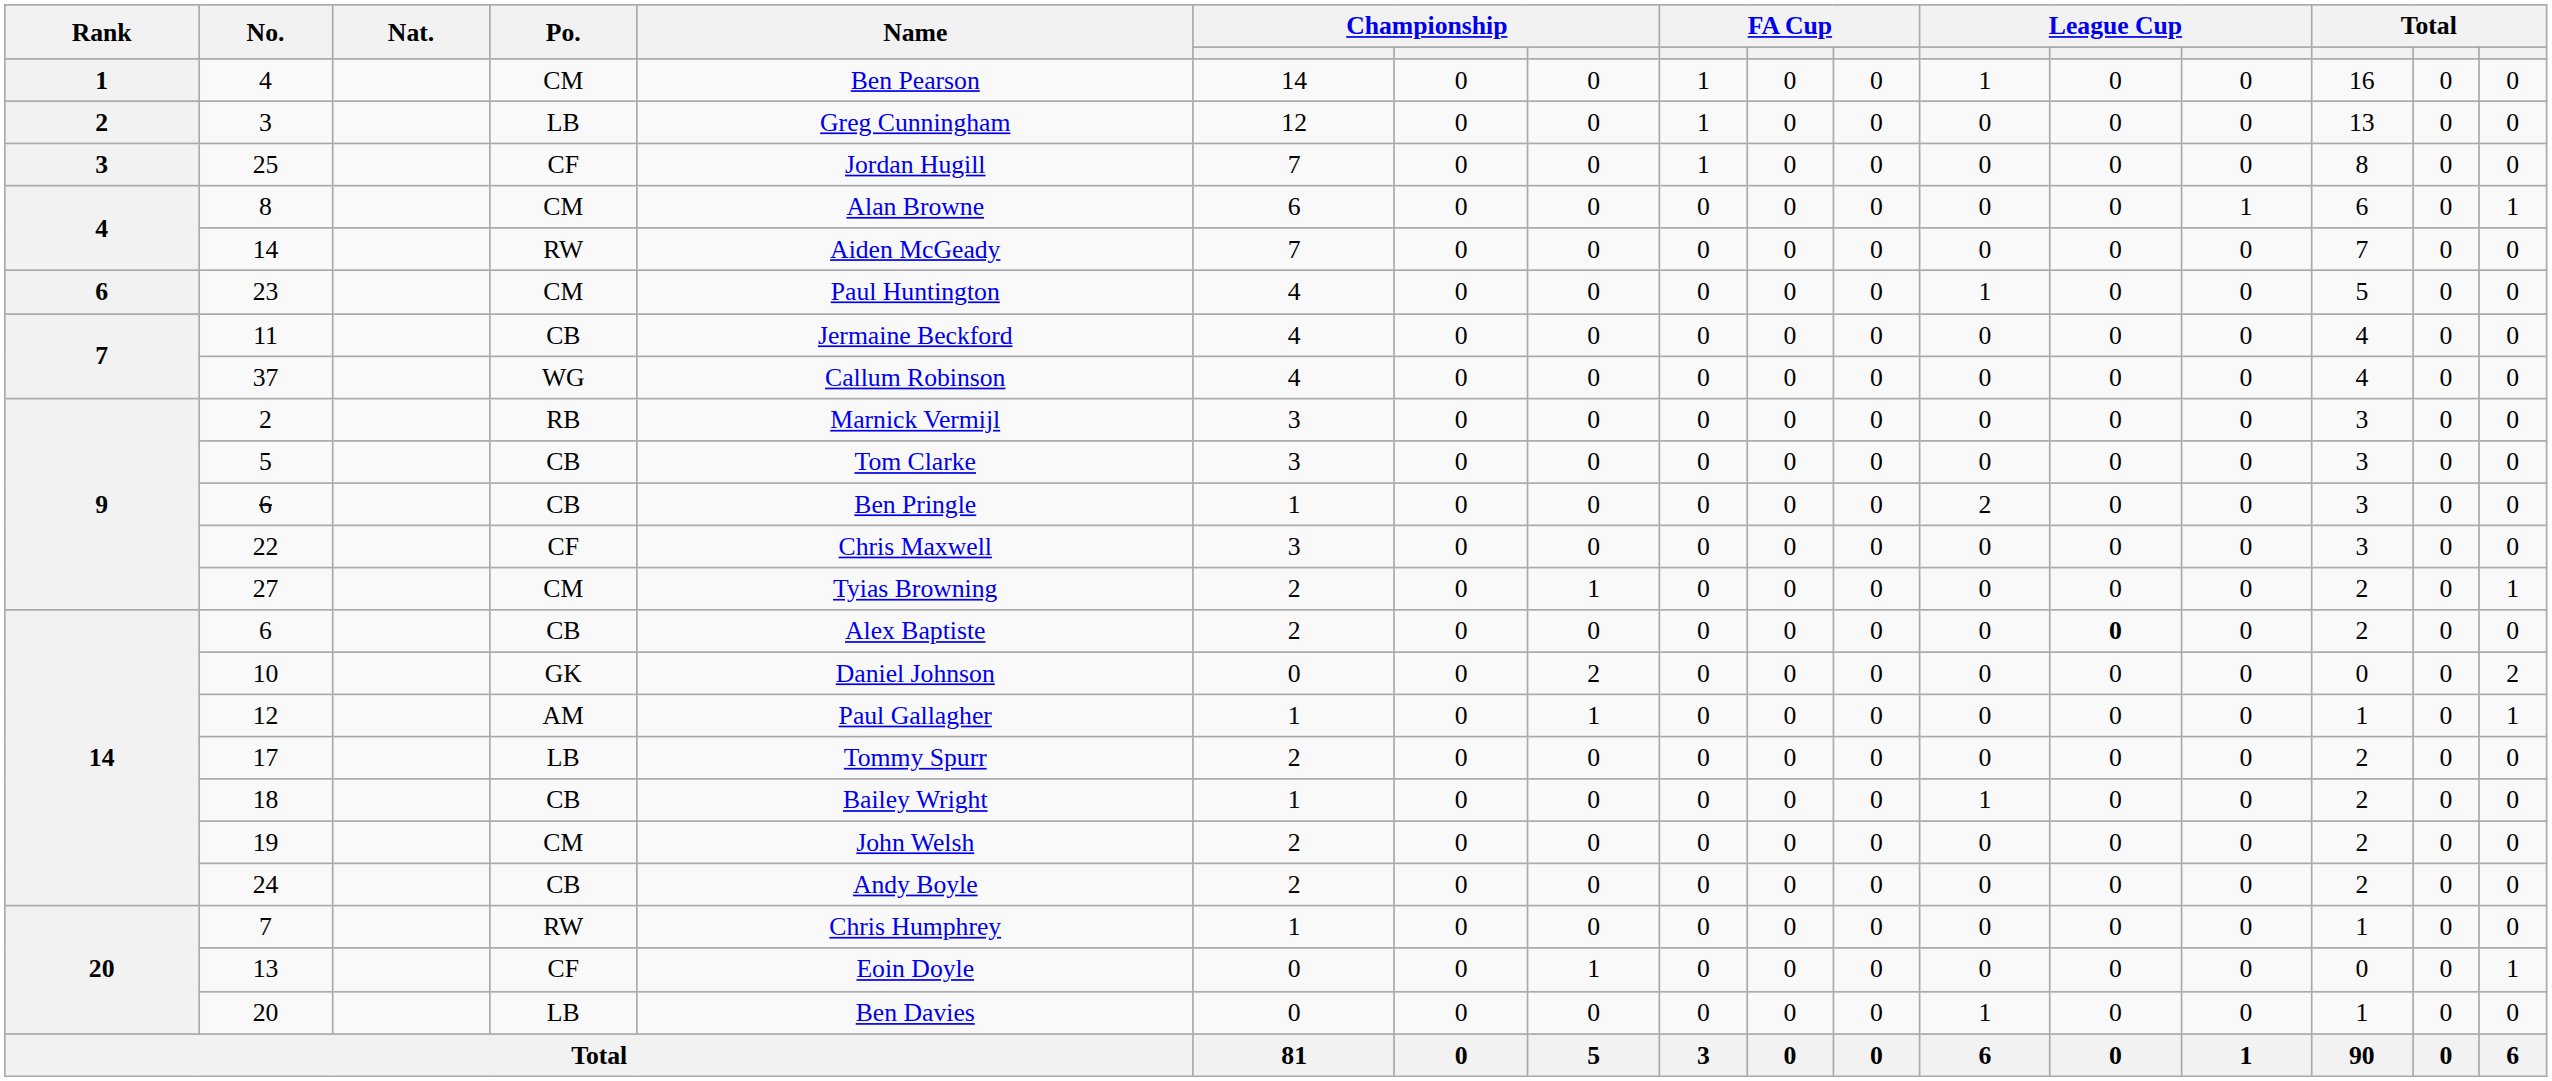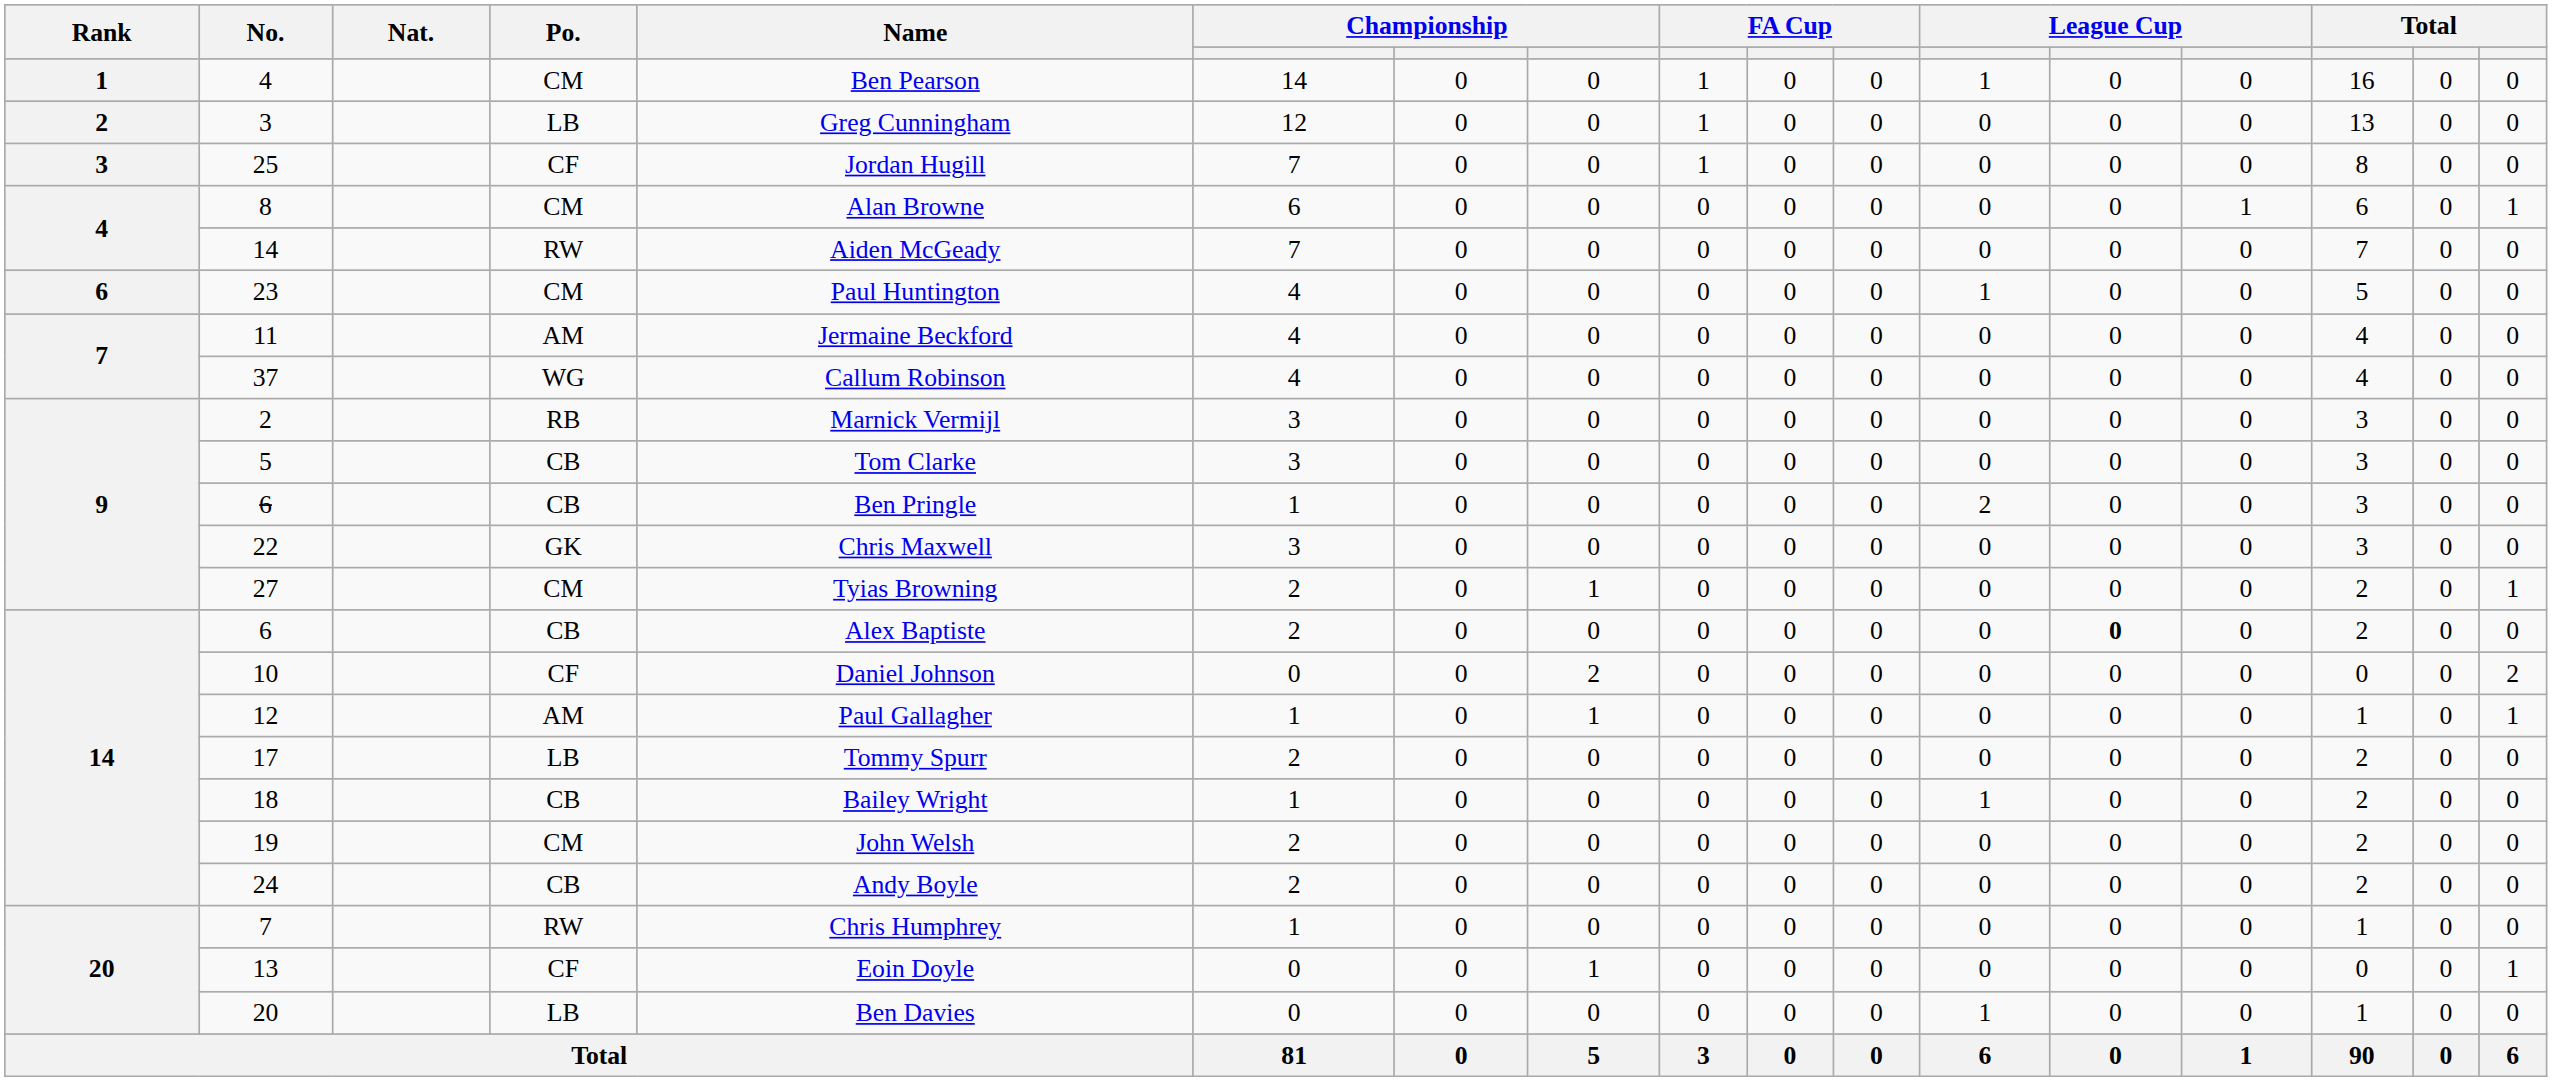(563, 334) CB -> (563, 334) AM
(563, 546) CF -> (563, 546) GK
(563, 673) GK -> (563, 673) CF
